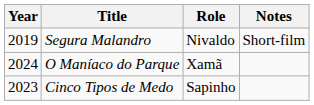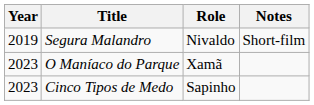(23, 64) 2024 -> (23, 64) 2023
